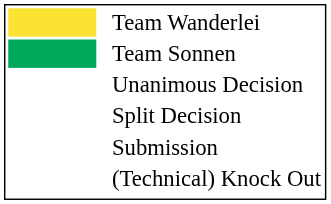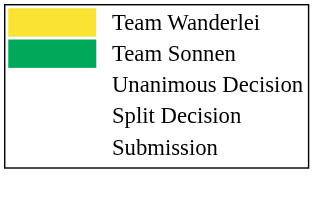- row: (216, 178)
